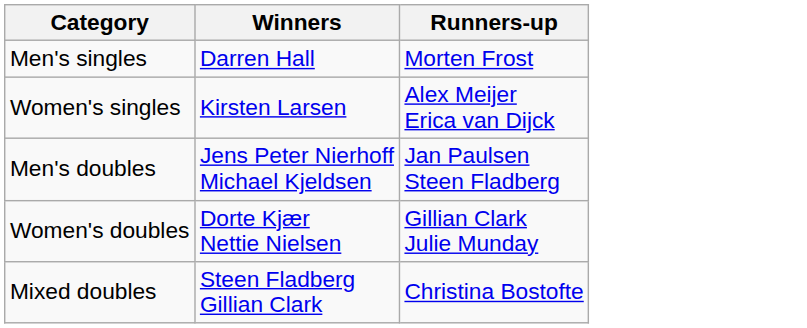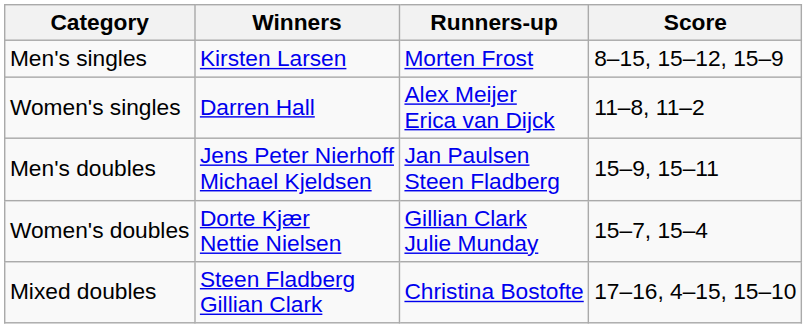+ column: (695, 22)
(257, 58) Darren Hall -> (273, 58) Kirsten Larsen
(273, 107) Kirsten Larsen -> (257, 107) Darren Hall
